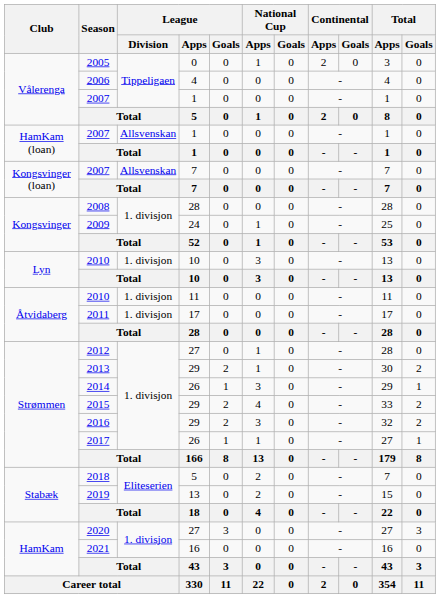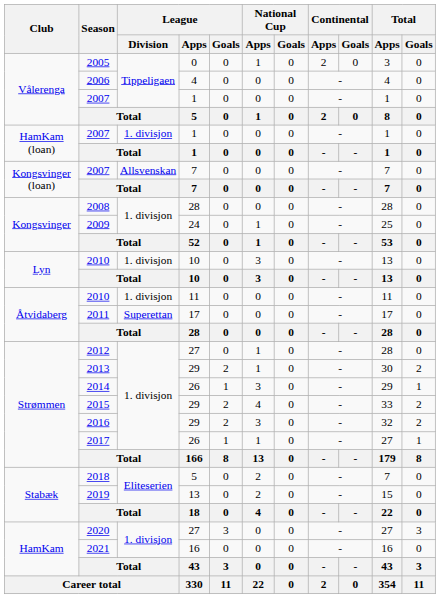(148, 134) Allsvenskan -> (148, 134) 1. divisjon
(148, 314) 1. divisjon -> (148, 314) Superettan
